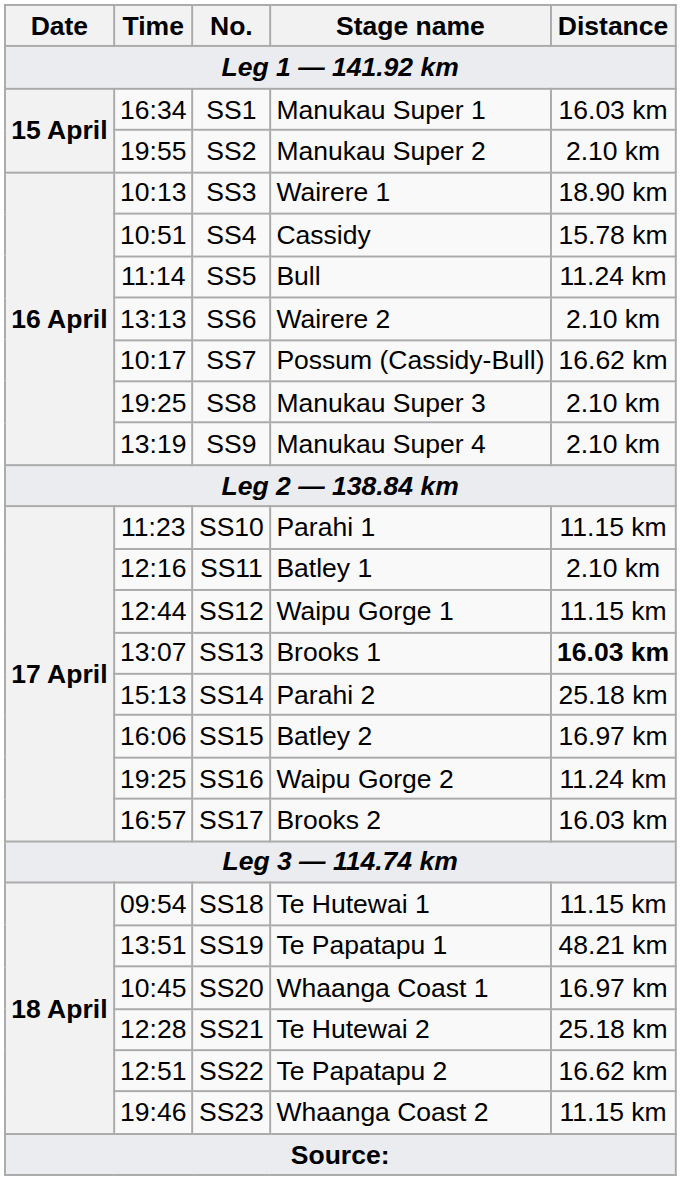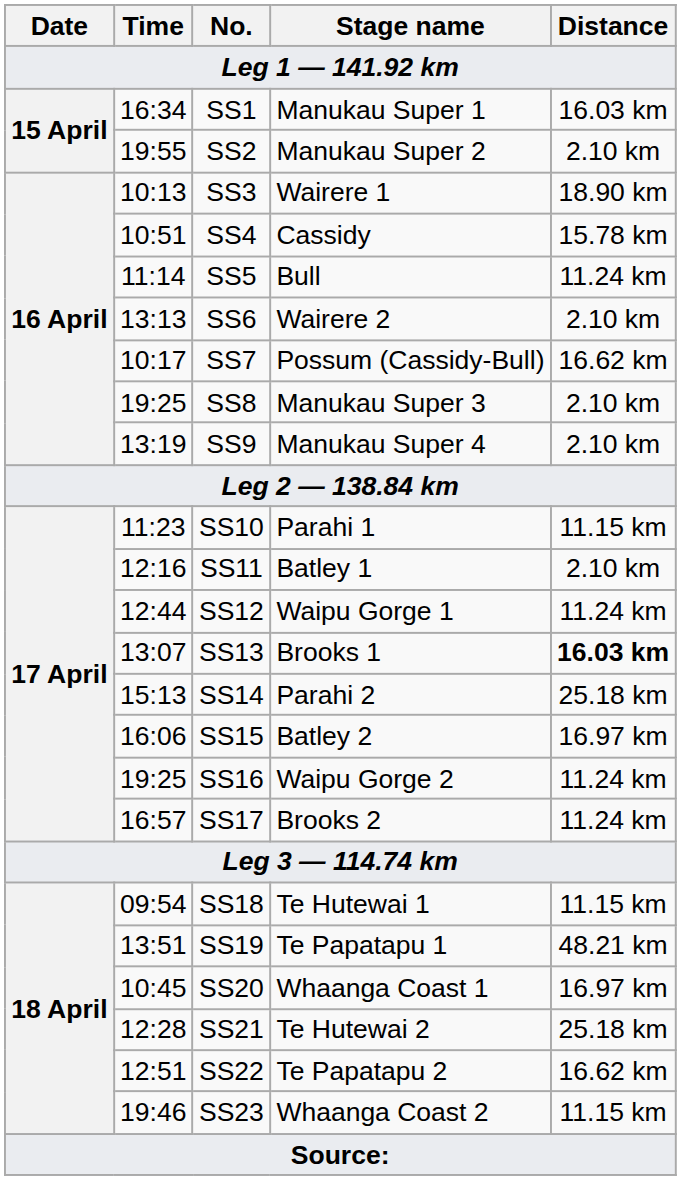(613, 611) 11.15 km -> (613, 611) 11.24 km
(613, 820) 16.03 km -> (613, 820) 11.24 km
